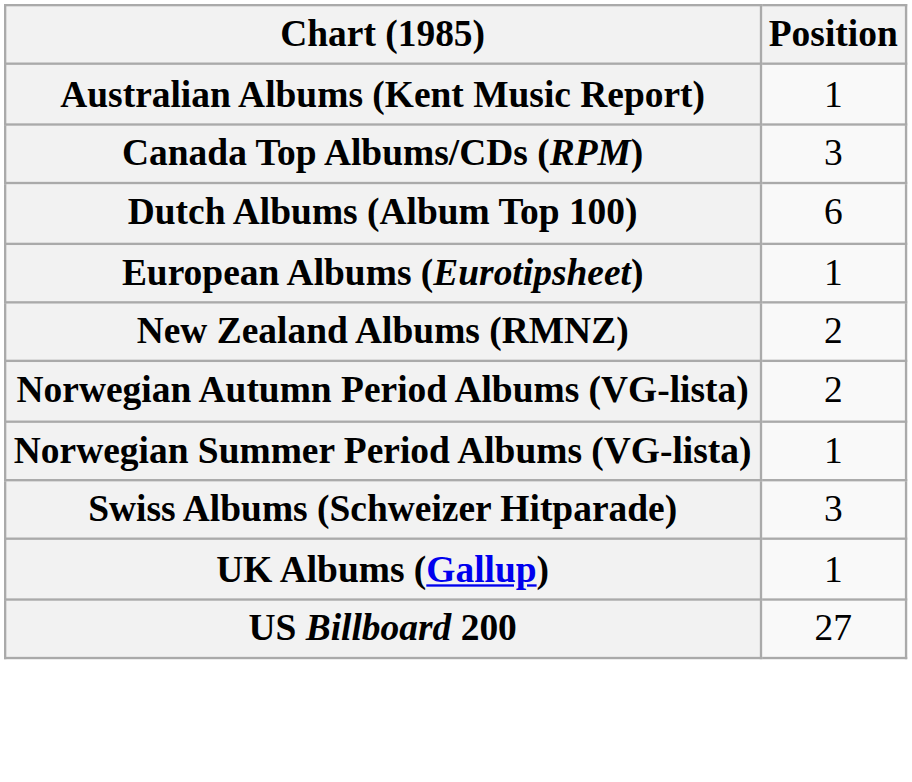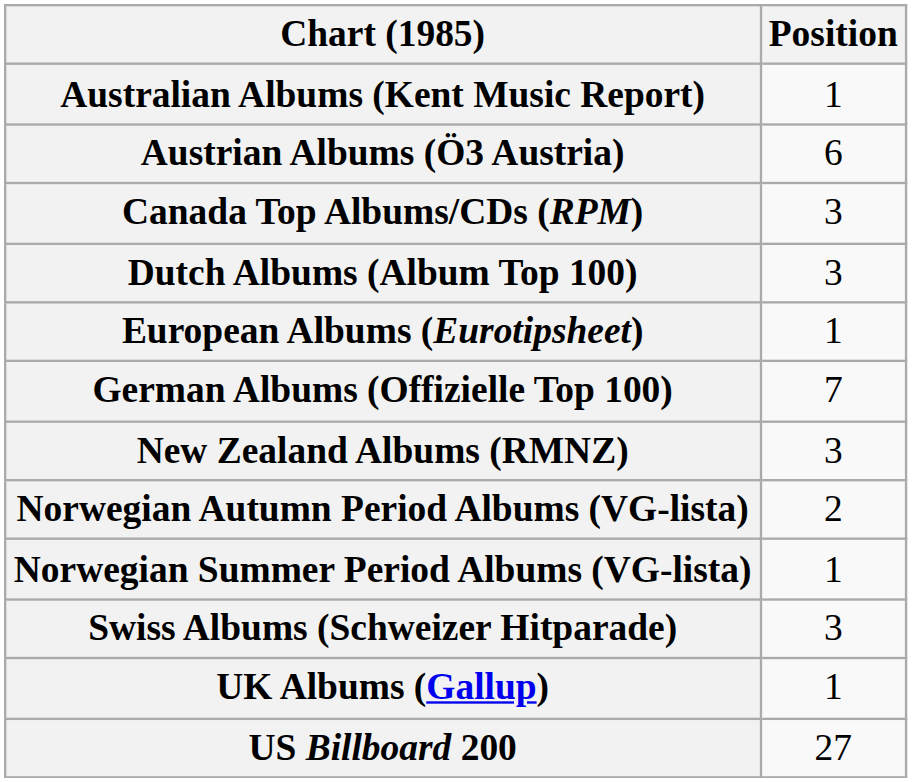+ row: (383, 152)
(833, 212) 6 -> (833, 271) 3
+ row: (383, 390)
(833, 331) 2 -> (833, 449) 3
